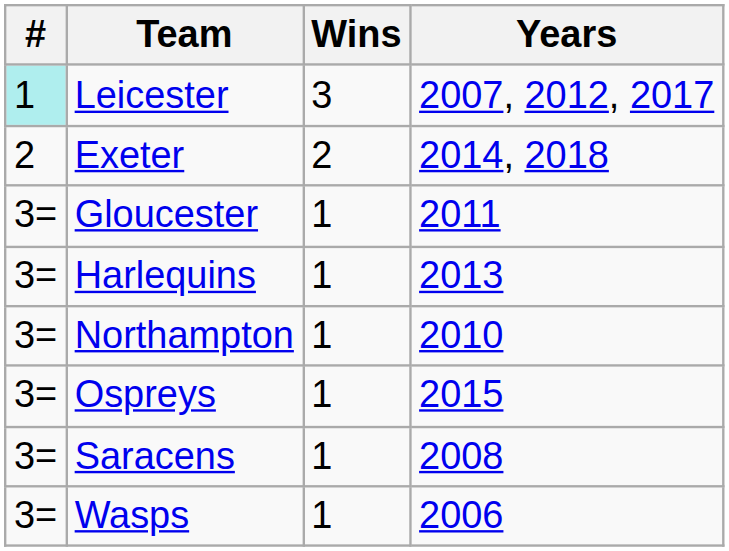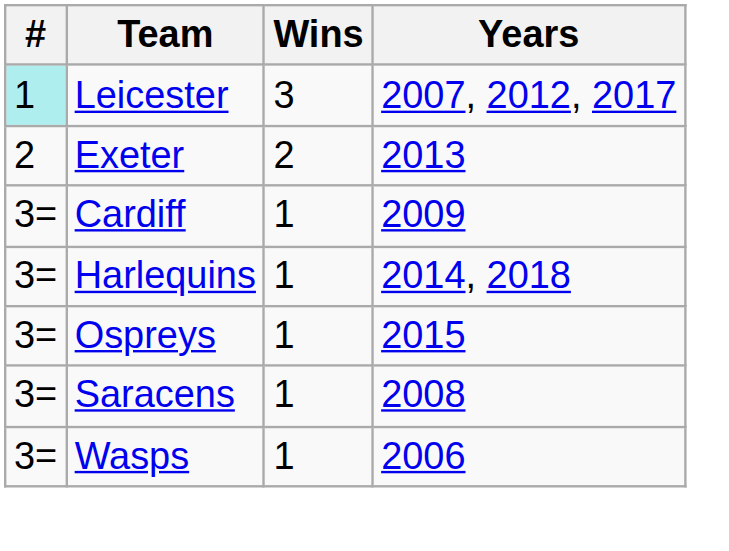(514, 154) 2014, 2018 -> (423, 154) 2013
+ row: (130, 214)
- row: (166, 214)
(461, 275) 2013 -> (476, 275) 2014, 2018
- row: (184, 335)
